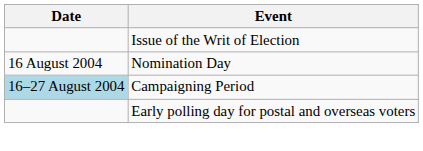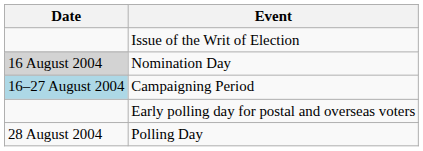(55, 63) no background -> (55, 63) lightgrey background
+ row: (167, 134)
